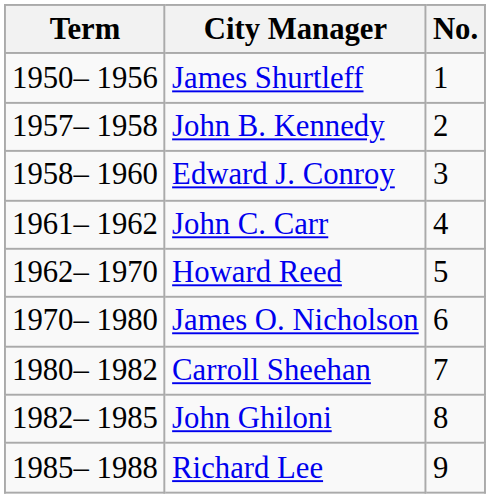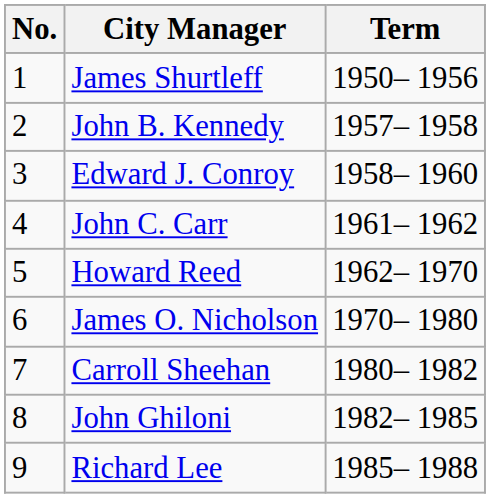columns swapped: (456, 28) <-> (85, 28)
